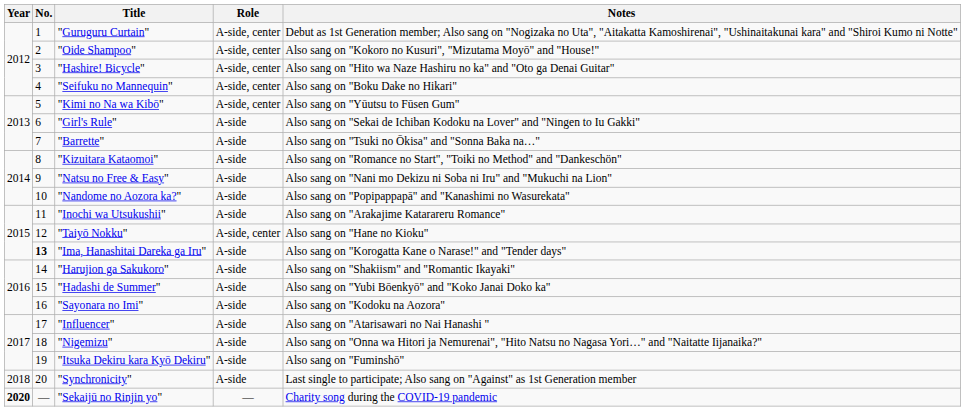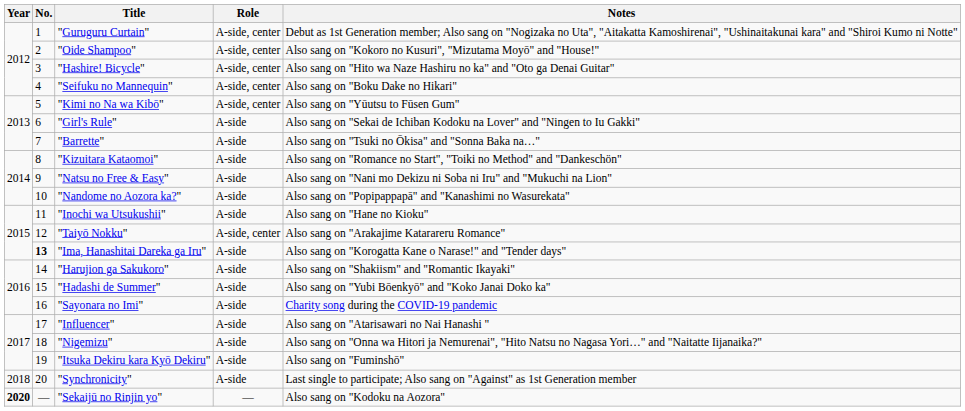(395, 214) Also sang on "Arakajime Katarareru Romance" -> (357, 214) Also sang on "Hane no Kioku"
(357, 232) Also sang on "Hane no Kioku" -> (395, 232) Also sang on "Arakajime Katarareru Romance"
(365, 305) Also sang on "Kodoku na Aozora" -> (391, 305) Charity song during the COVID-19 pandemic
(391, 397) Charity song during the COVID-19 pandemic -> (365, 397) Also sang on "Kodoku na Aozora"
